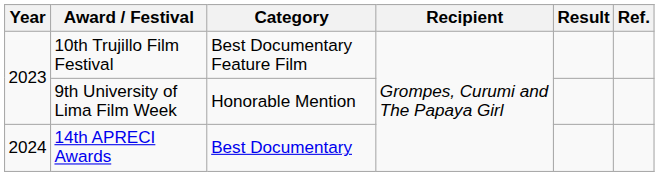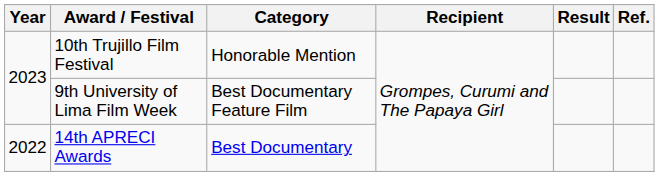(282, 54) Best Documentary Feature Film -> (284, 54) Honorable Mention
(284, 101) Honorable Mention -> (282, 101) Best Documentary Feature Film
(28, 147) 2024 -> (28, 147) 2022
